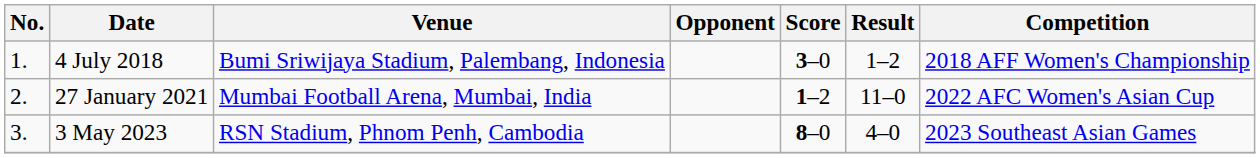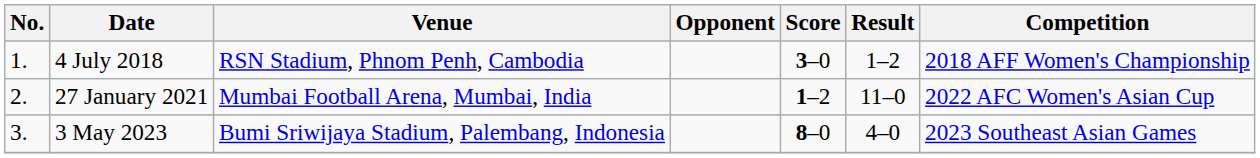(442, 59) Bumi Sriwijaya Stadium, Palembang, Indonesia -> (401, 59) RSN Stadium, Phnom Penh, Cambodia
(401, 133) RSN Stadium, Phnom Penh, Cambodia -> (442, 133) Bumi Sriwijaya Stadium, Palembang, Indonesia
